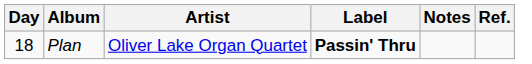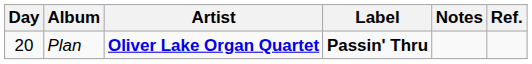(24, 44) 18 -> (24, 44) 20
(207, 44) normal -> (214, 44) bold
